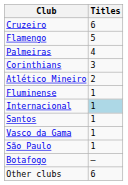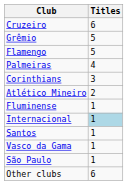+ row: (21, 38)
- row: (26, 160)
